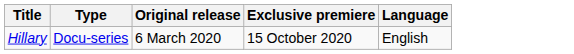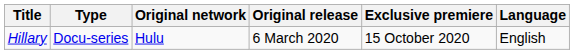+ column: (190, 15)
